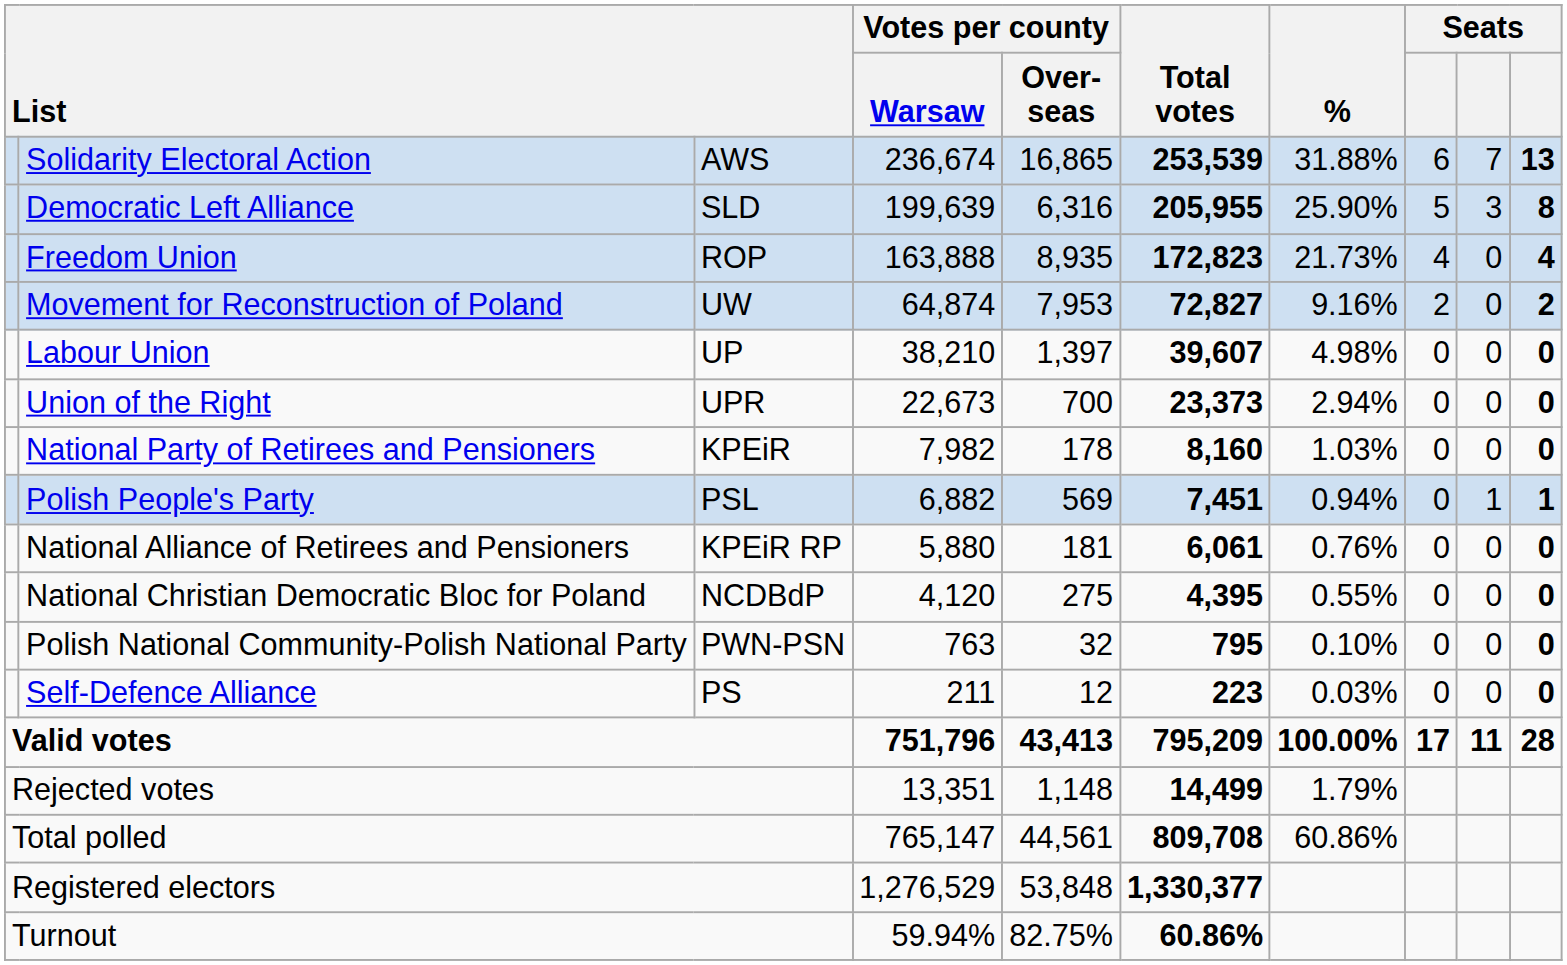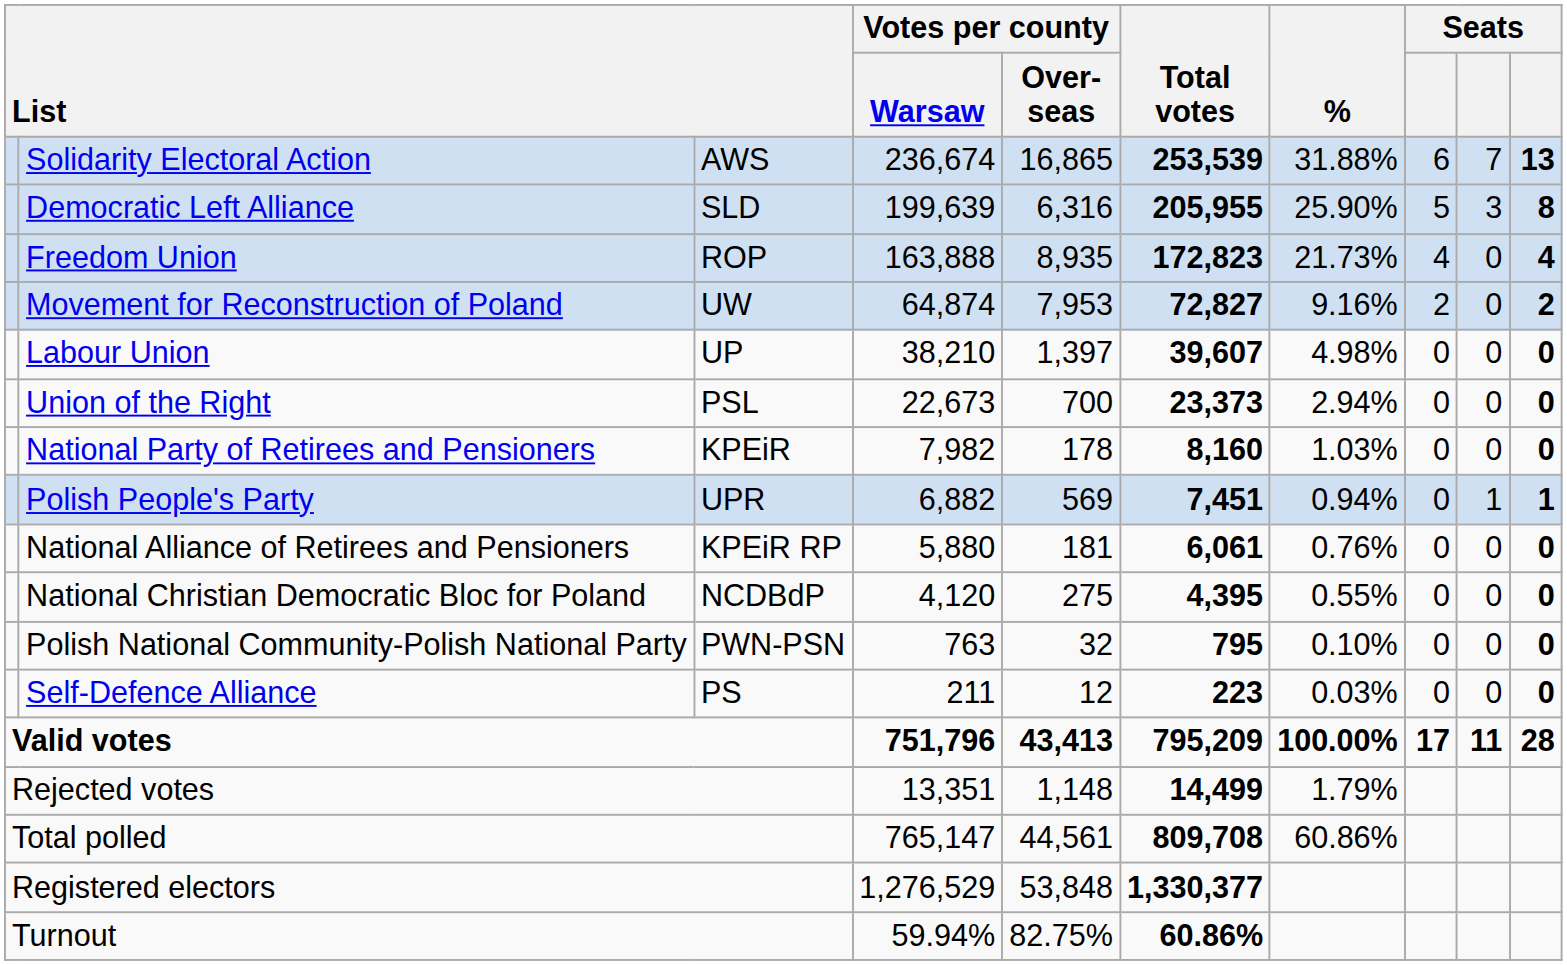(733, 402) UPR -> (730, 402) PSL
(730, 499) PSL -> (733, 499) UPR
